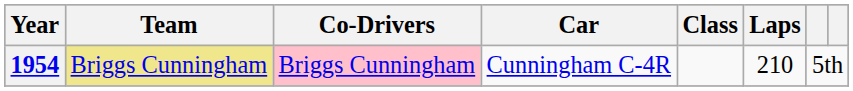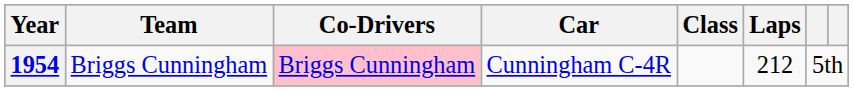(169, 65) khaki background -> (169, 65) no background
(775, 65) 210 -> (775, 65) 212
